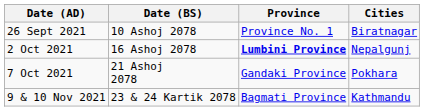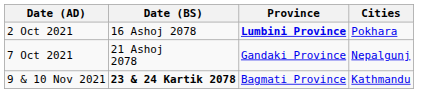- row: (46, 31)
(381, 49) Nepalgunj -> (374, 31) Pokhara
(374, 73) Pokhara -> (381, 55) Nepalgunj
(173, 97) normal -> (173, 79) bold
